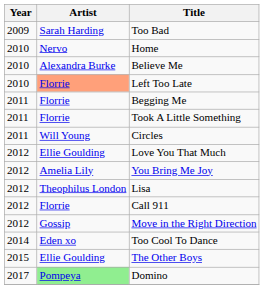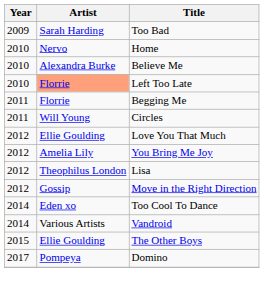- row: (186, 118)
- row: (150, 205)
+ row: (152, 223)
(60, 275) lightgreen background -> (60, 258) no background
